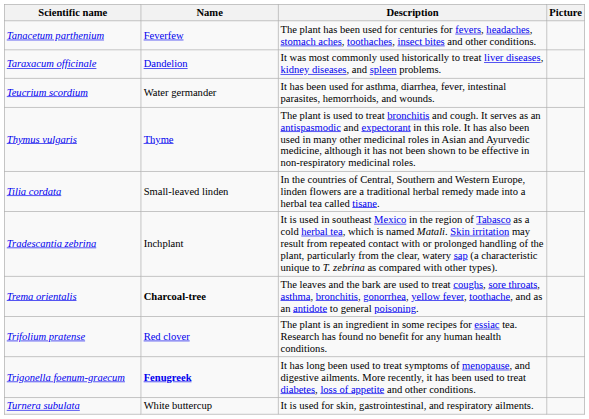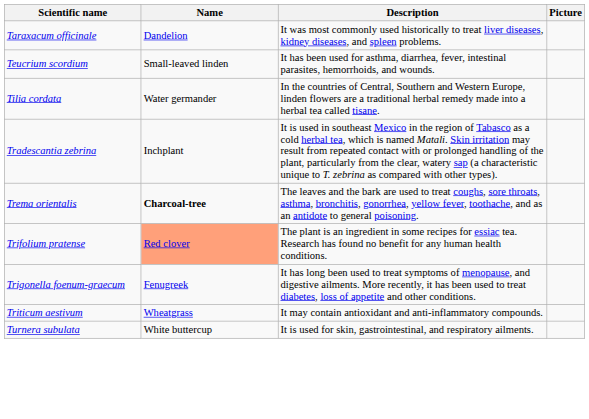- row: (55, 35)
(180, 92) Water germander -> (186, 64) Small-leaved linden
- row: (42, 139)
(186, 191) Small-leaved linden -> (180, 98) Water germander
(167, 336) no background -> (167, 244) lightsalmon background
(168, 377) bold -> (166, 284) normal
+ row: (45, 313)
